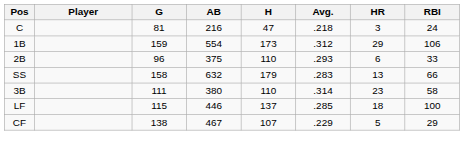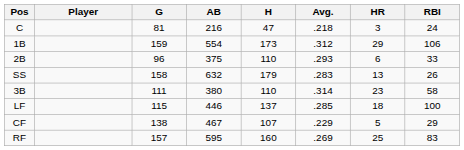(432, 75) 66 -> (432, 75) 26
+ row: (19, 138)
